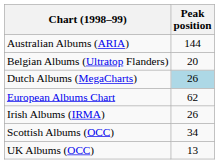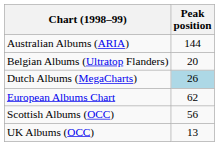- row: (56, 114)
(193, 132) 34 -> (193, 114) 56
